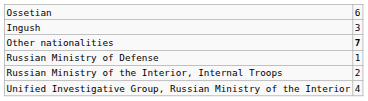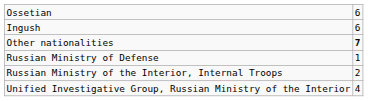(358, 27) 3 -> (358, 27) 6
